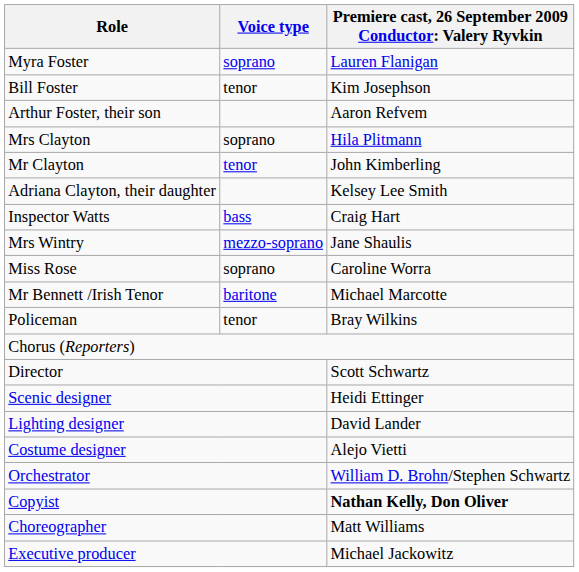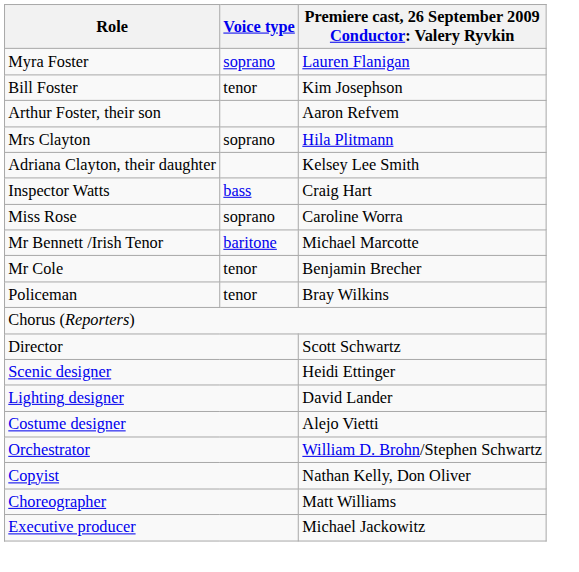- row: (46, 165)
- row: (46, 242)
+ row: (36, 268)
(419, 501) bold -> (387, 475) normal
